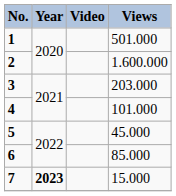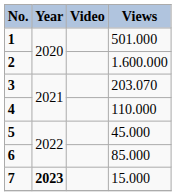(134, 86) 203.000 -> (134, 86) 203.070
(134, 109) 101.000 -> (134, 109) 110.000
